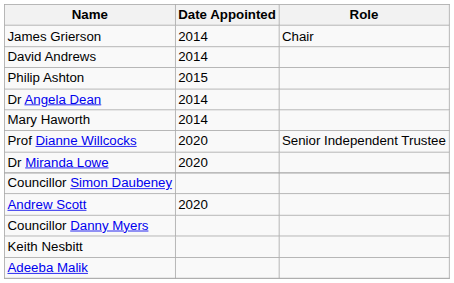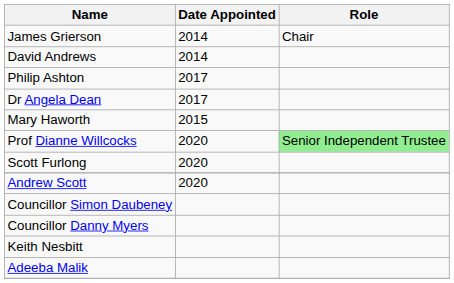(193, 78) 2015 -> (193, 78) 2017
(193, 99) 2014 -> (193, 99) 2017
(193, 120) 2014 -> (193, 120) 2015
(364, 141) no background -> (364, 141) lightgreen background
- row: (58, 162)
+ row: (47, 162)
rows swapped: (47, 204) <-> (90, 183)
